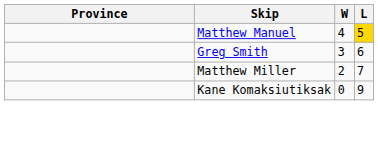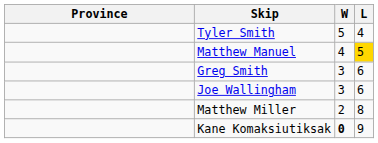+ row: (236, 33)
+ row: (247, 90)
(360, 71) 7 -> (360, 109) 8
(341, 90) normal -> (341, 128) bold
